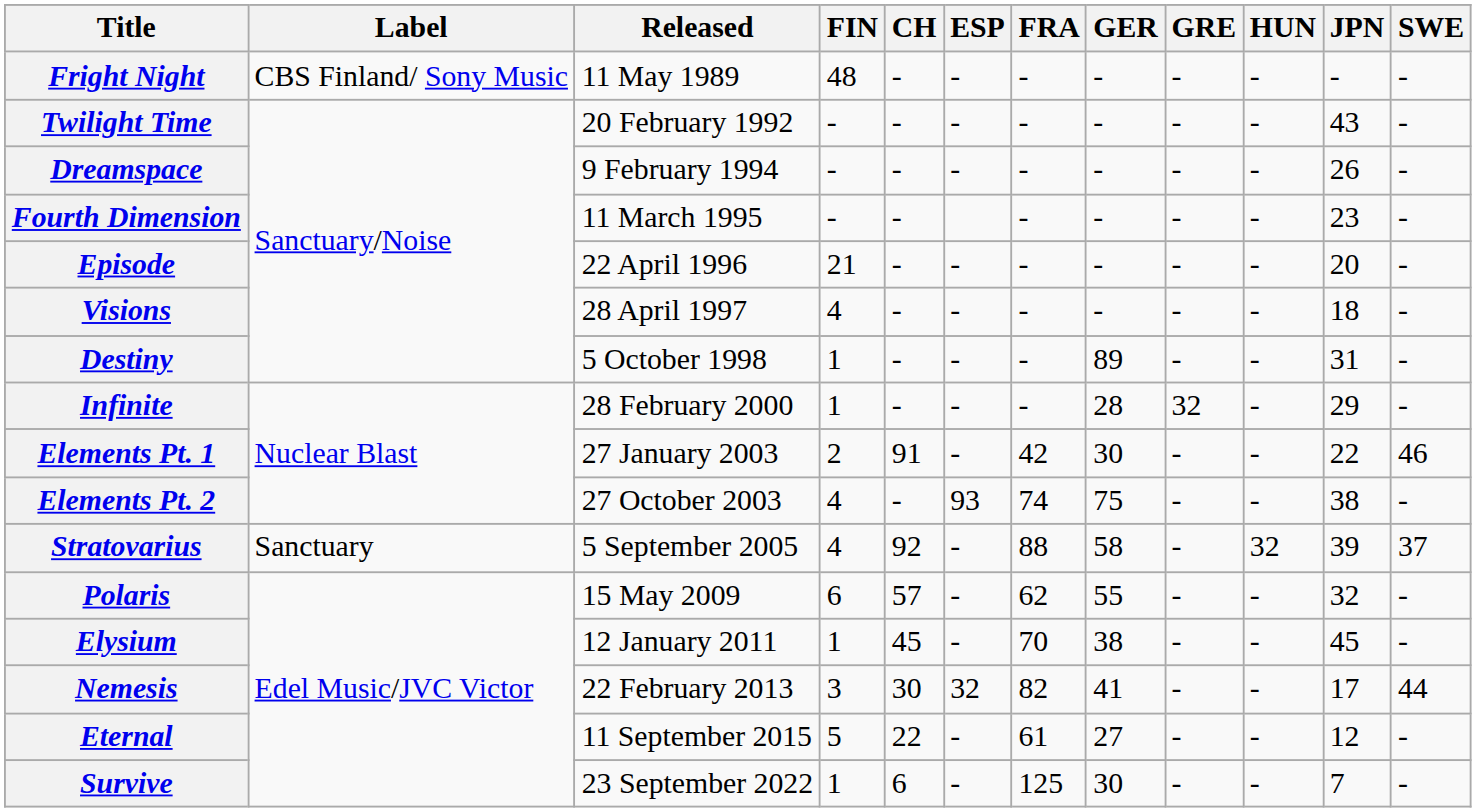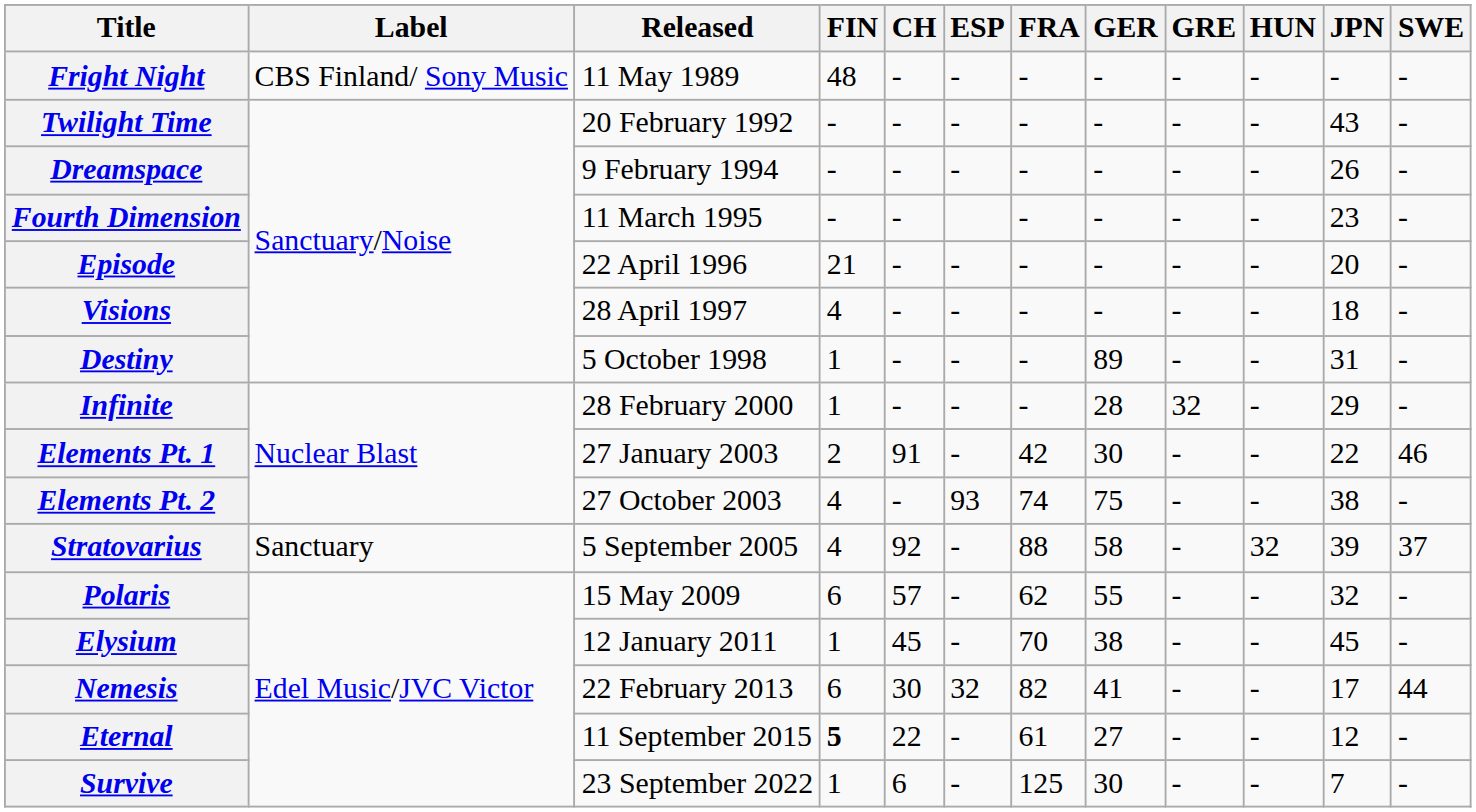(834, 688) 3 -> (834, 688) 6
(834, 736) normal -> (834, 736) bold
